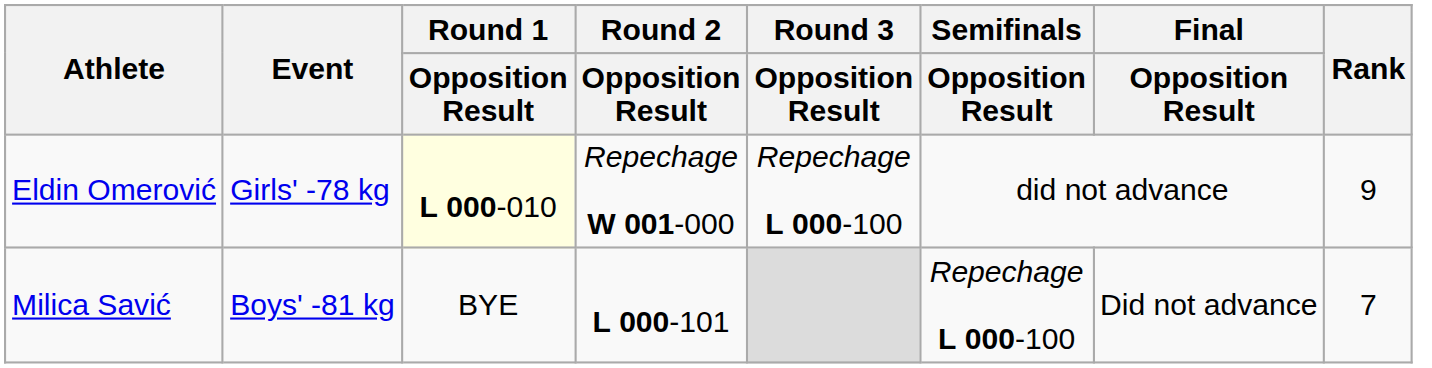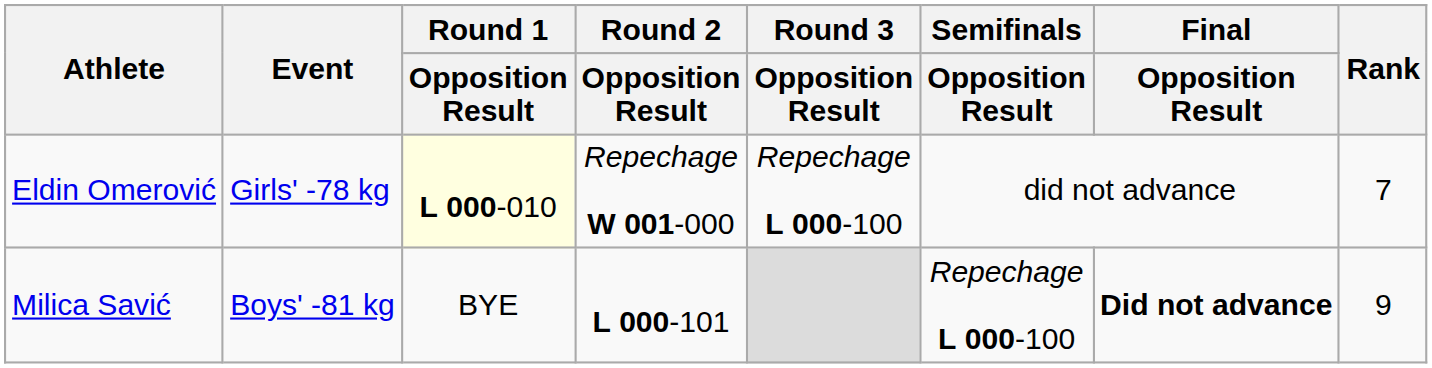(1368, 191) 9 -> (1383, 191) 7
(1209, 306) normal -> (1216, 306) bold
(1368, 306) 7 -> (1383, 306) 9
